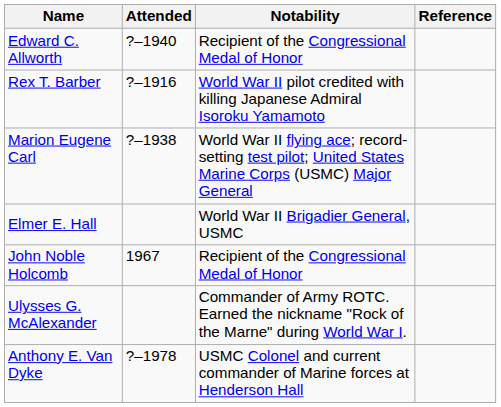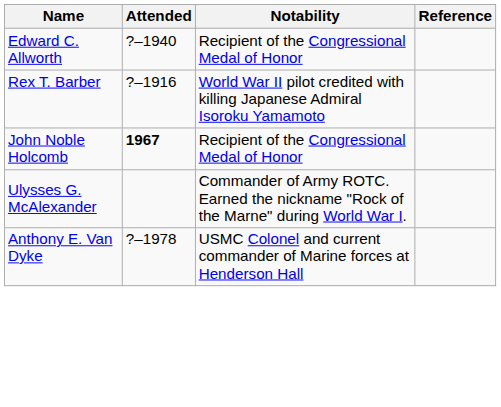- row: (60, 148)
- row: (52, 224)
(143, 256) normal -> (143, 140) bold
